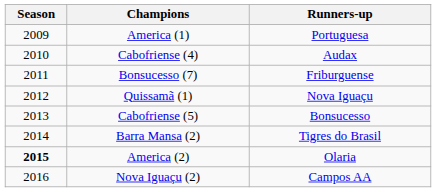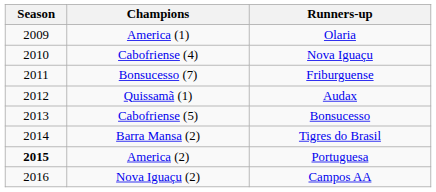(340, 34) Portuguesa -> (340, 34) Olaria
(340, 55) Audax -> (340, 55) Nova Iguaçu
(340, 95) Nova Iguaçu -> (340, 95) Audax
(340, 156) Olaria -> (340, 156) Portuguesa
